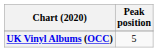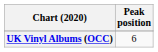(134, 39) 5 -> (134, 39) 6
